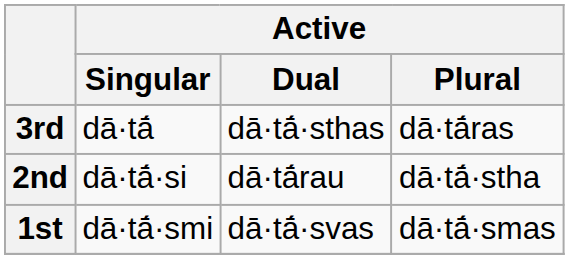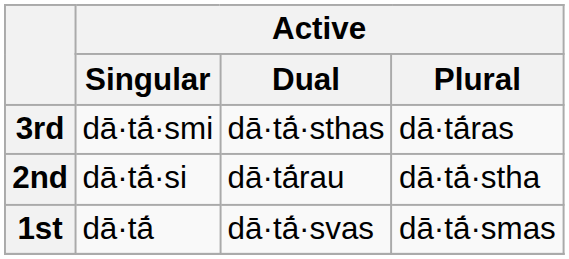(118, 128) dā·tā́ -> (148, 128) dā·tā́·smi
(148, 228) dā·tā́·smi -> (118, 228) dā·tā́
